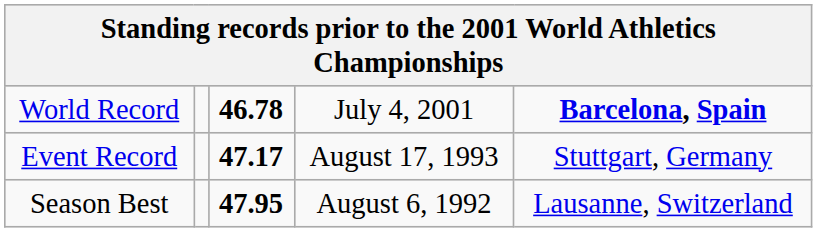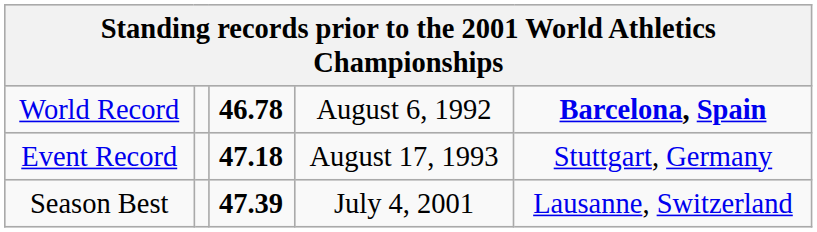(404, 108) July 4, 2001 -> (404, 108) August 6, 1992
(251, 155) 47.17 -> (251, 155) 47.18
(251, 202) 47.95 -> (251, 202) 47.39
(404, 202) August 6, 1992 -> (404, 202) July 4, 2001
